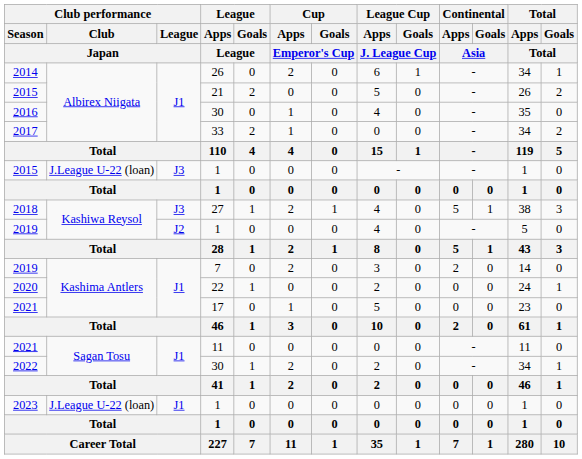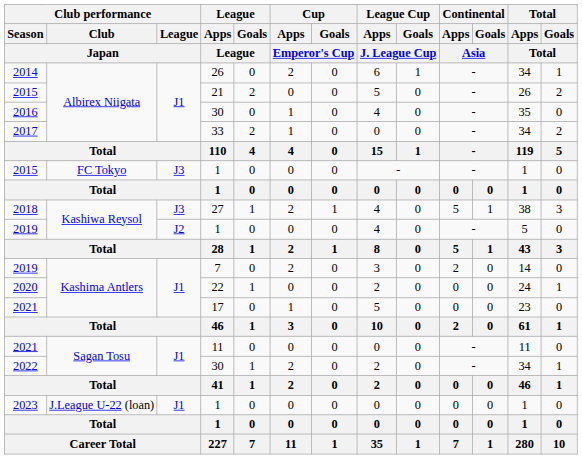(102, 170) J.League U-22 (loan) -> (102, 170) FC Tokyo
